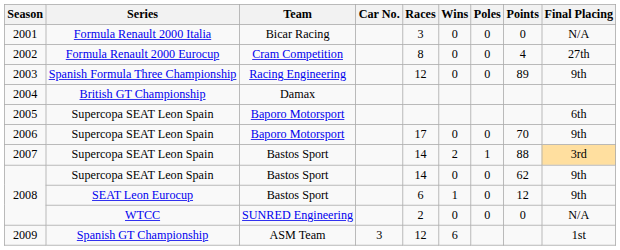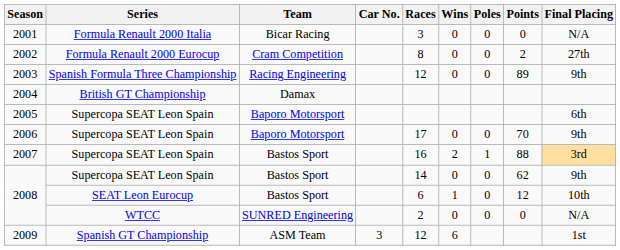(523, 54) 4 -> (523, 54) 2
(421, 155) 14 -> (421, 155) 16
(579, 195) 9th -> (579, 195) 10th
